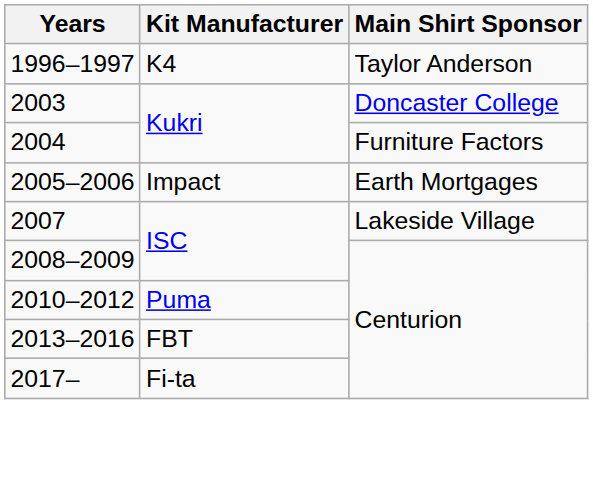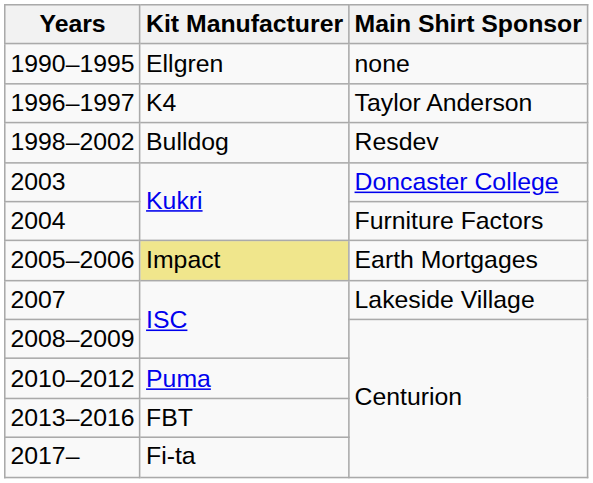+ row: (73, 63)
+ row: (73, 142)
(183, 181) no background -> (183, 260) khaki background
